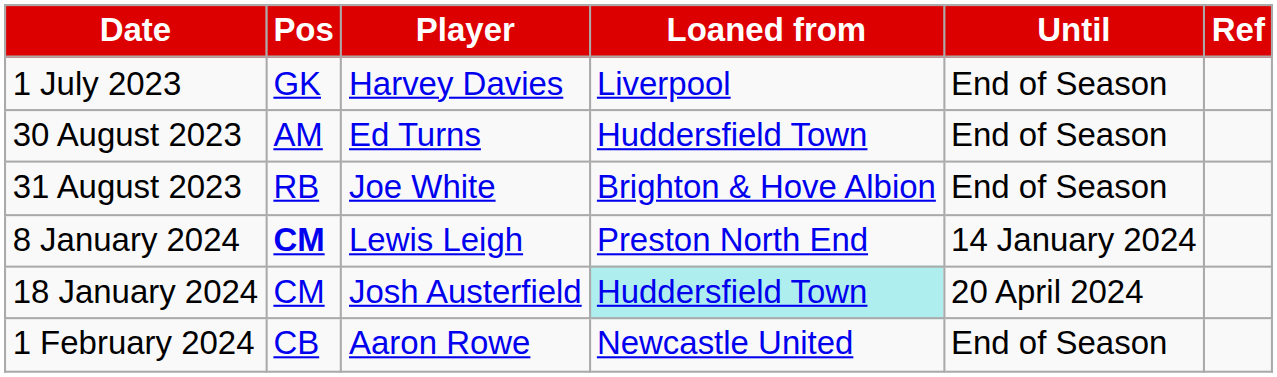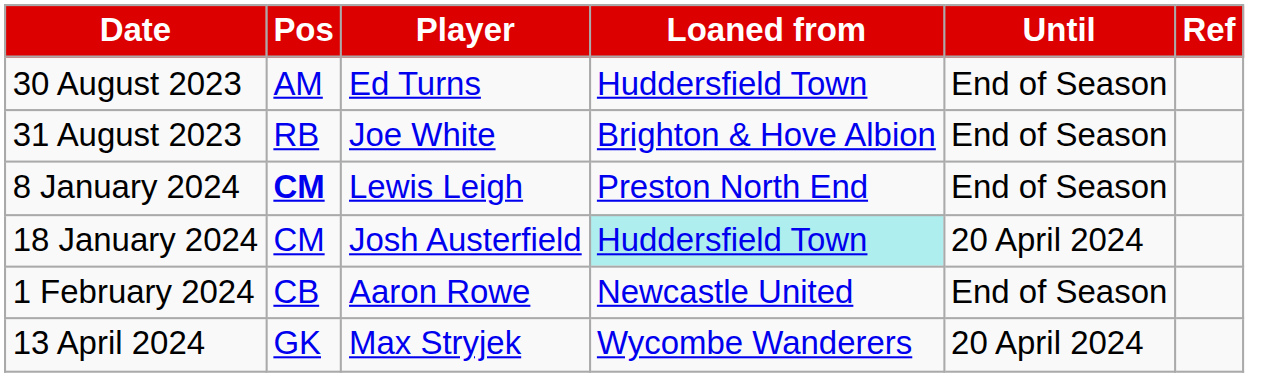- row: (97, 82)
(1074, 239) 14 January 2024 -> (1059, 187) End of Season
+ row: (109, 344)
